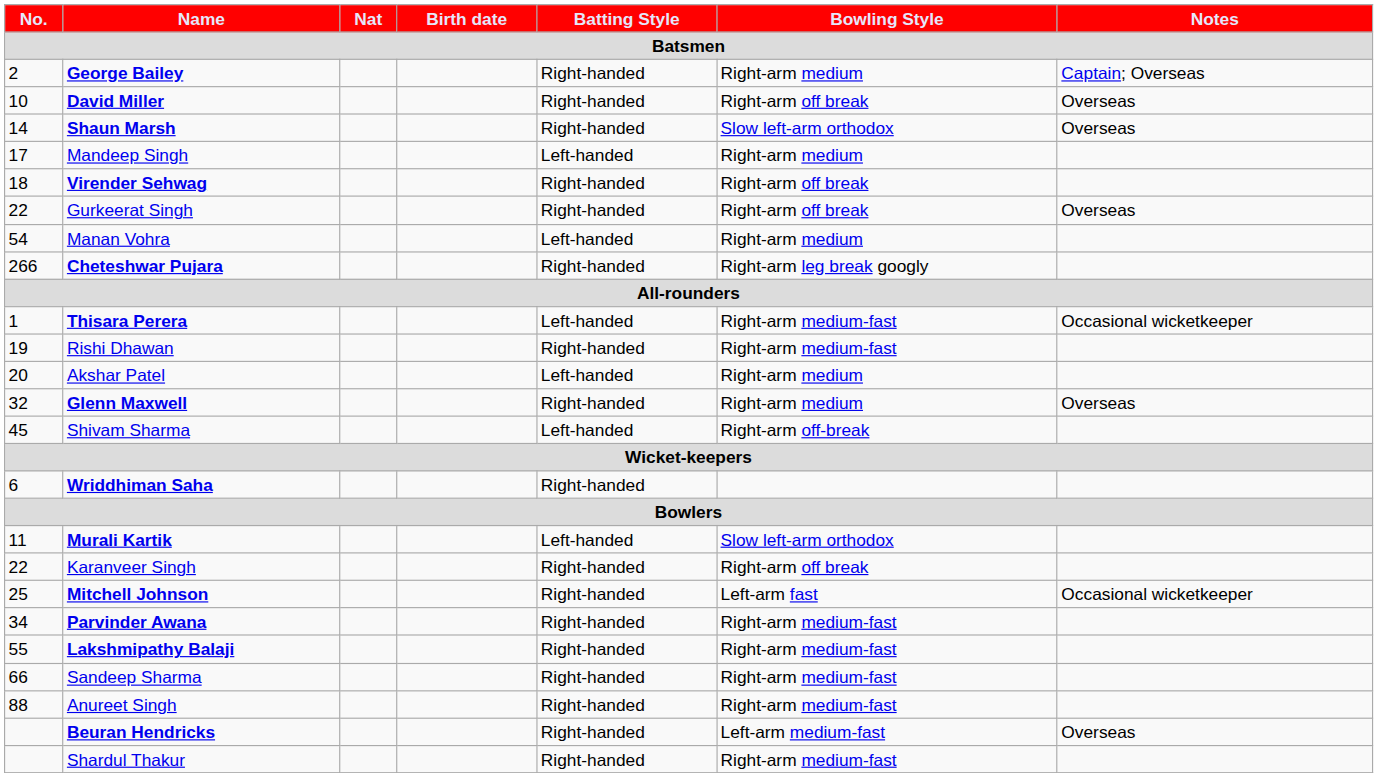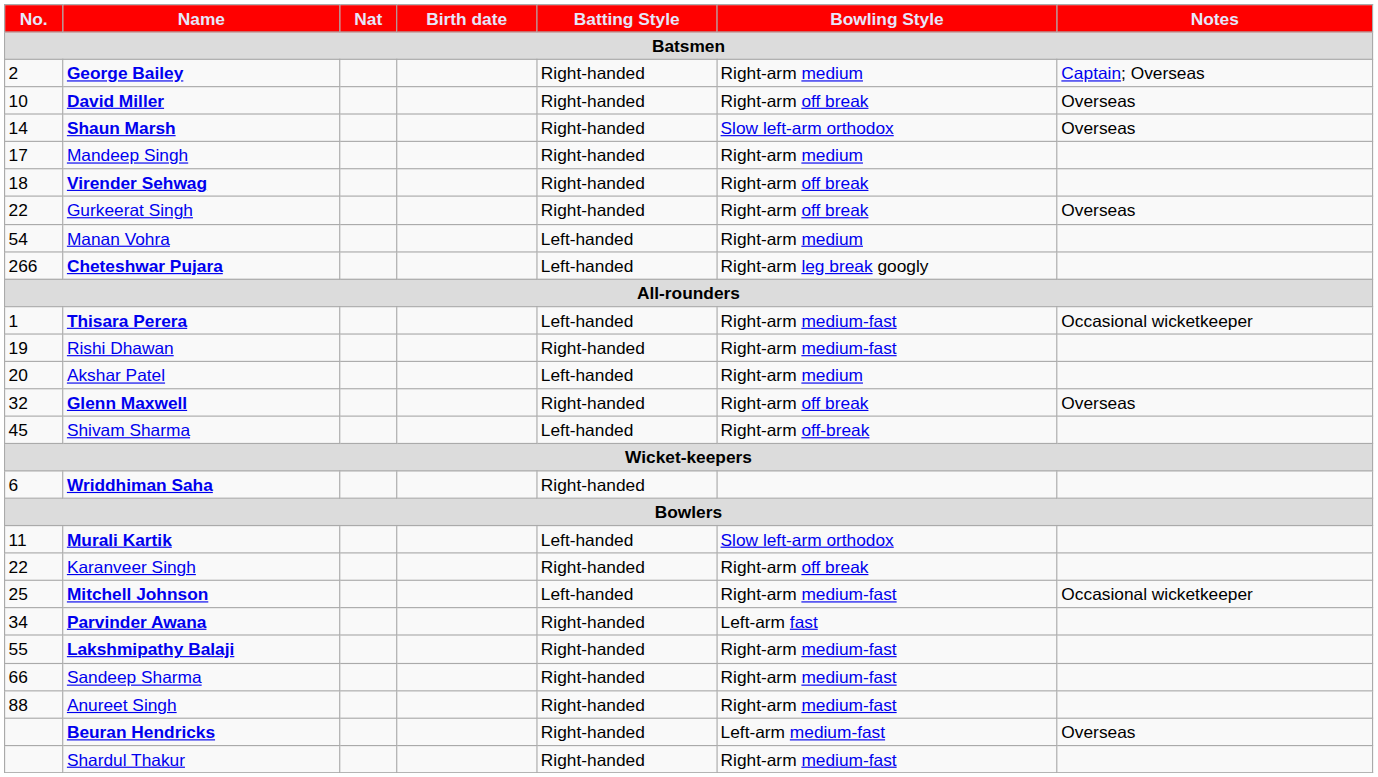(587, 156) Left-handed -> (593, 156) Right-handed
(593, 265) Right-handed -> (587, 265) Left-handed
(792, 403) Right-arm medium -> (795, 403) Right-arm off break
(593, 595) Right-handed -> (587, 595) Left-handed
(769, 595) Left-arm fast -> (809, 595) Right-arm medium-fast
(809, 622) Right-arm medium-fast -> (769, 622) Left-arm fast
